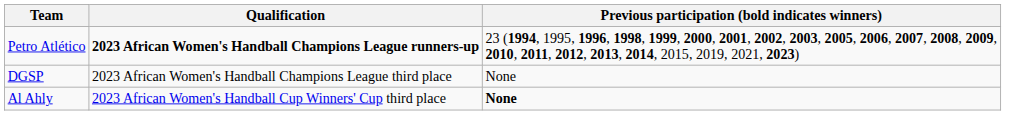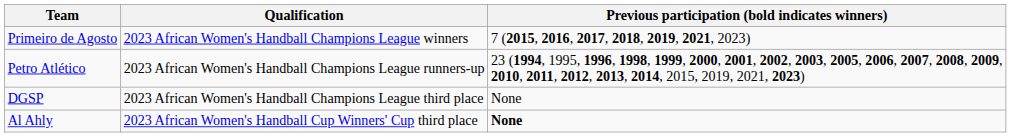+ row: (62, 37)
(286, 45) bold -> (304, 68) normal
